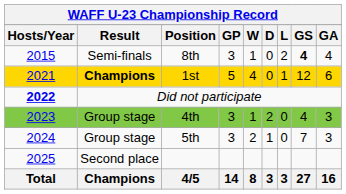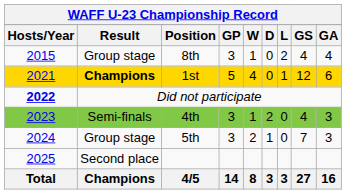(120, 55) Semi-finals -> (120, 55) Group stage
(303, 55) bold -> (303, 55) normal
(120, 117) Group stage -> (120, 117) Semi-finals
